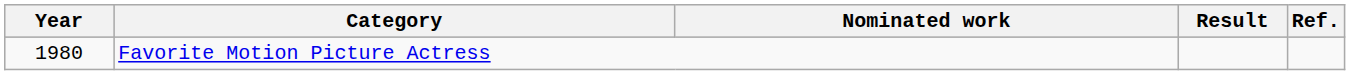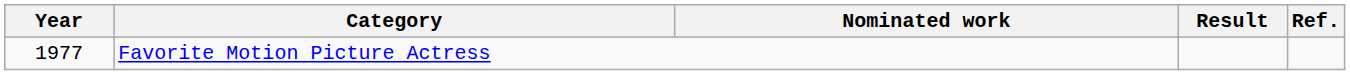(59, 54) 1980 -> (59, 54) 1977
